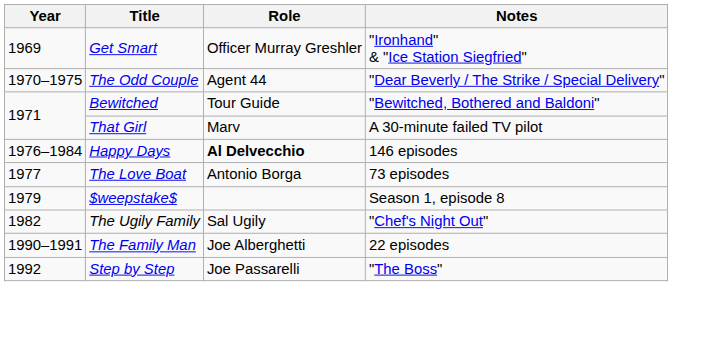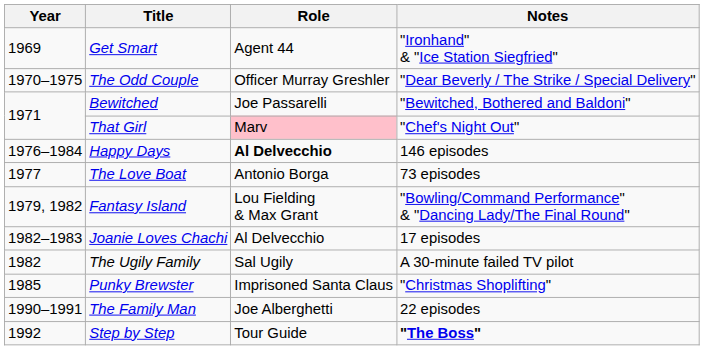(284, 48) Officer Murray Greshler -> (264, 48) Agent 44
(237, 80) Agent 44 -> (312, 80) Officer Murray Greshler
(243, 103) Tour Guide -> (281, 103) Joe Passarelli
(223, 127) no background -> (251, 127) pink background
(456, 127) A 30-minute failed TV pilot -> (460, 127) "Chef's Night Out"
- row: (133, 198)
+ row: (138, 206)
+ row: (158, 238)
(429, 221) "Chef's Night Out" -> (487, 262) A 30-minute failed TV pilot
+ row: (141, 285)
(253, 269) Joe Passarelli -> (271, 332) Tour Guide
(406, 269) normal -> (440, 332) bold
